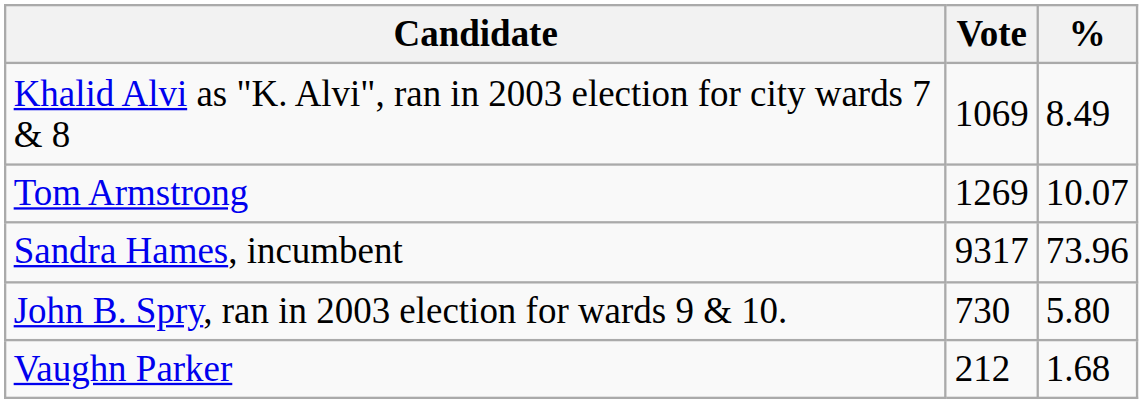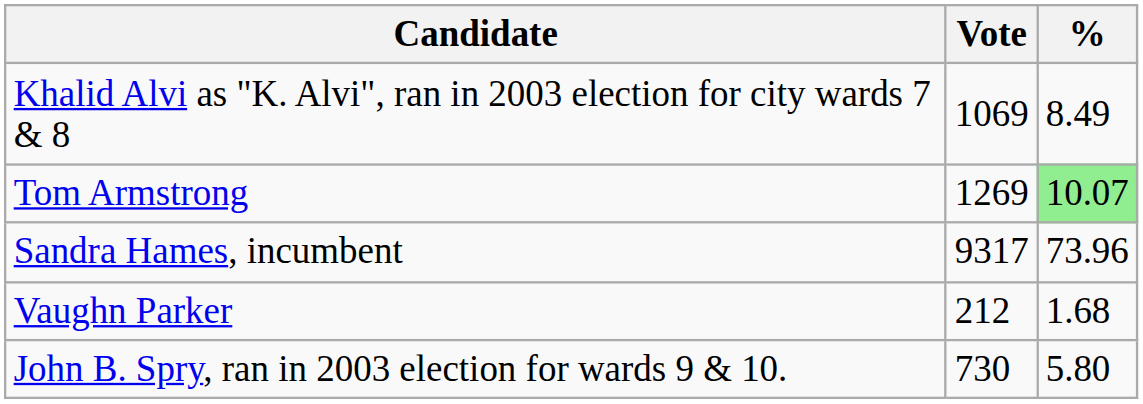(1087, 192) no background -> (1087, 192) lightgreen background
rows swapped: (123, 368) <-> (401, 309)
